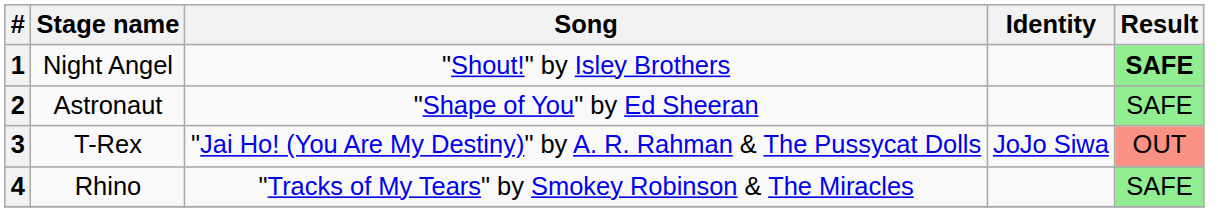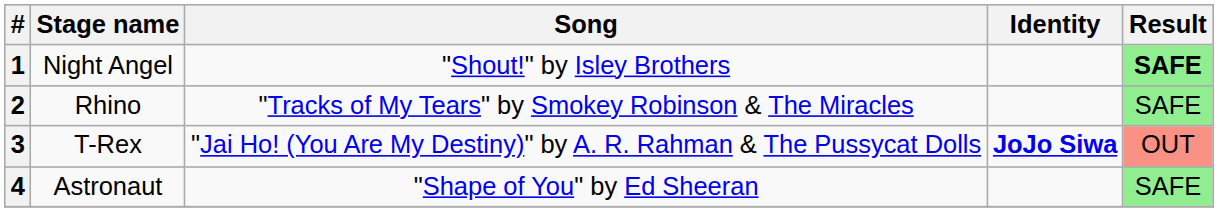(108, 105) Astronaut -> (108, 105) Rhino
(586, 105) "Shape of You" by Ed Sheeran -> (586, 105) "Tracks of My Tears" by Smokey Robinson & The Miracles
(1051, 145) normal -> (1055, 145) bold
(108, 186) Rhino -> (108, 186) Astronaut
(586, 186) "Tracks of My Tears" by Smokey Robinson & The Miracles -> (586, 186) "Shape of You" by Ed Sheeran
